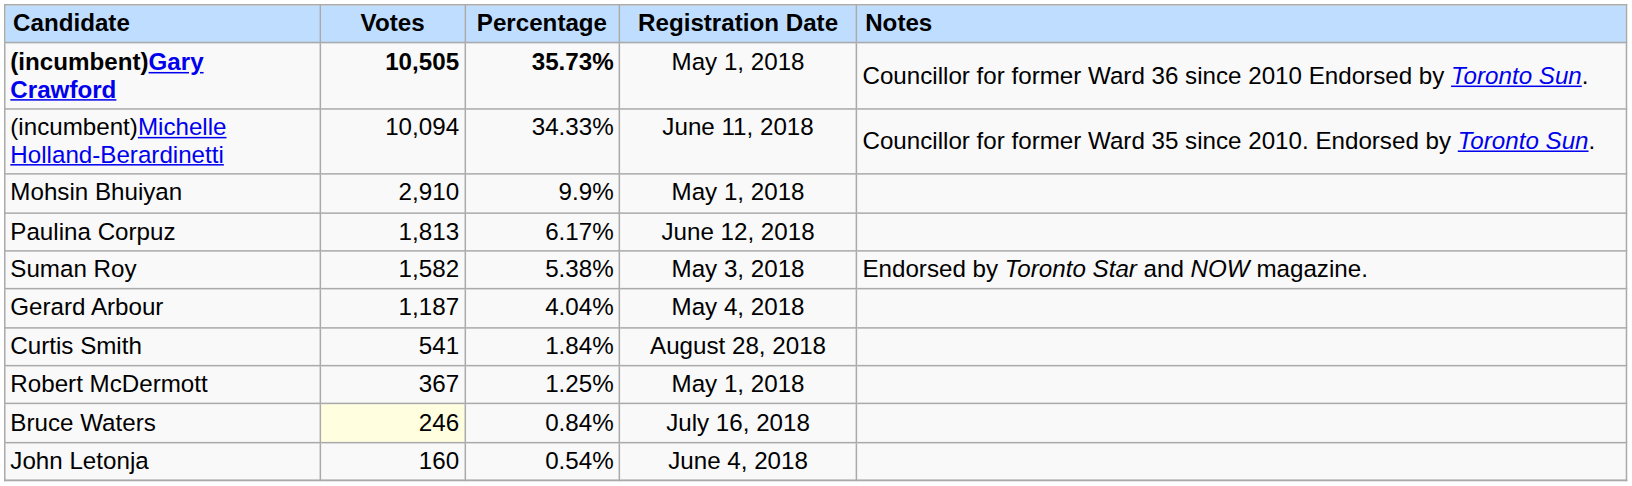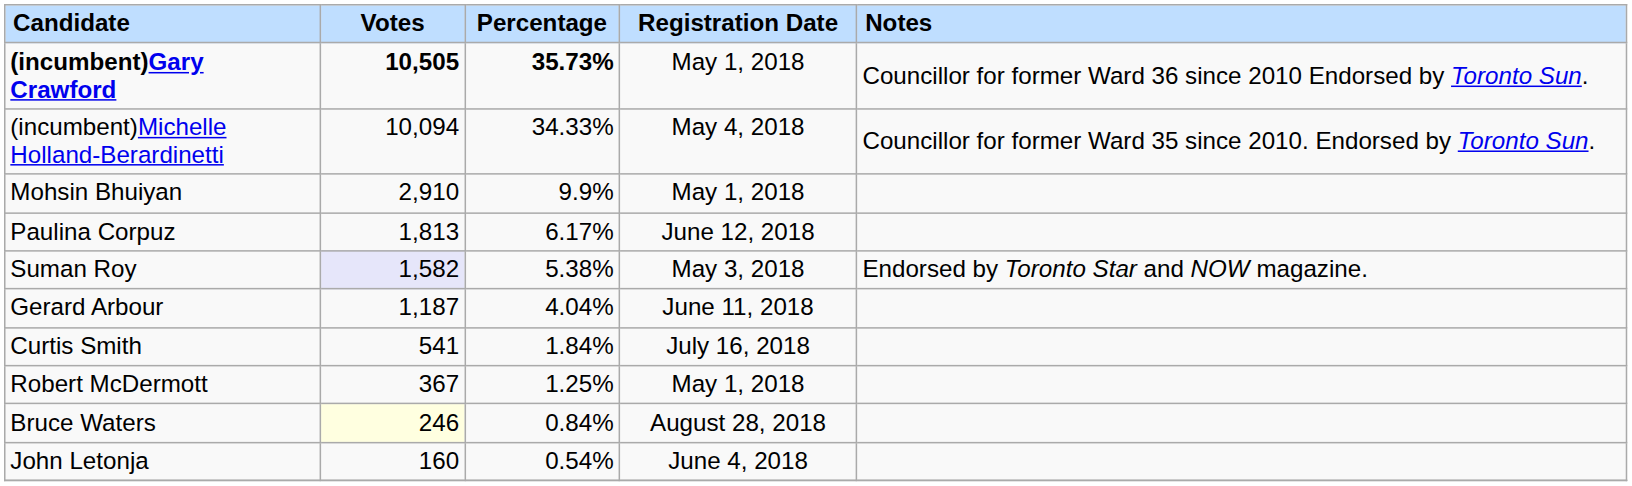(738, 127) June 11, 2018 -> (738, 127) May 4, 2018
(429, 269) no background -> (429, 269) lavender background
(738, 307) May 4, 2018 -> (738, 307) June 11, 2018
(738, 346) August 28, 2018 -> (738, 346) July 16, 2018
(738, 422) July 16, 2018 -> (738, 422) August 28, 2018
